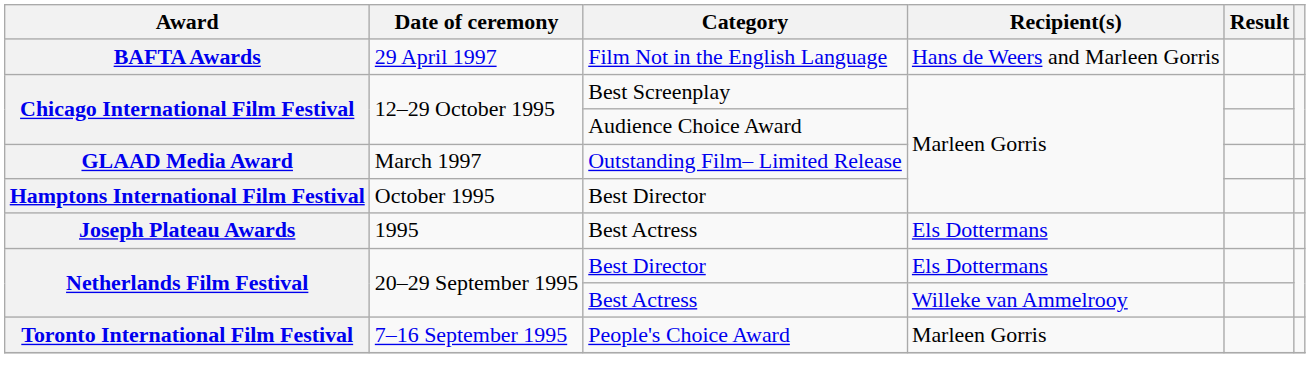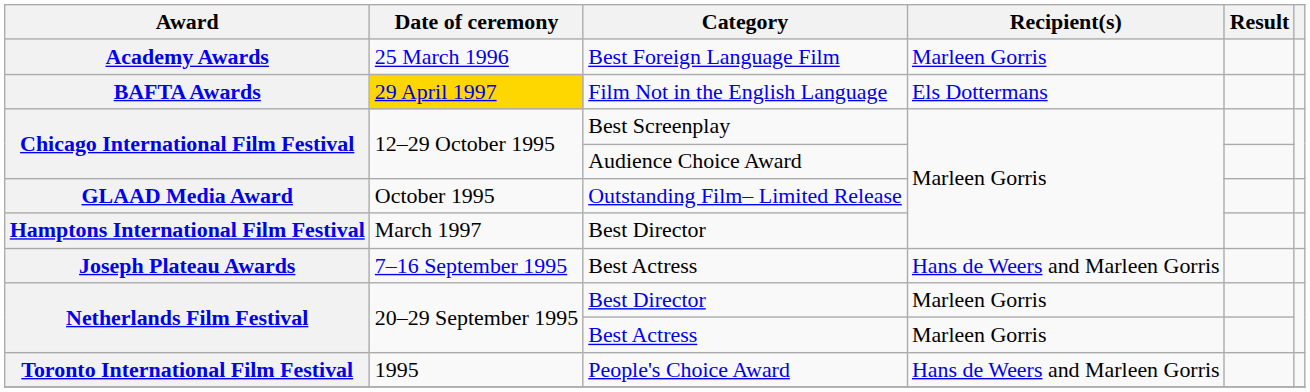+ row: (187, 56)
(436, 56) no background -> (436, 91) gold background
(1066, 56) Hans de Weers and Marleen Gorris -> (980, 91) Els Dottermans
(428, 160) March 1997 -> (435, 195) October 1995
(435, 195) October 1995 -> (428, 230) March 1997
(397, 230) 1995 -> (471, 265) 7–16 September 1995
(980, 230) Els Dottermans -> (1066, 265) Hans de Weers and Marleen Gorris
(980, 265) Els Dottermans -> (979, 299) Marleen Gorris
(1020, 299) Willeke van Ammelrooy -> (979, 334) Marleen Gorris
(471, 334) 7–16 September 1995 -> (397, 369) 1995
(979, 334) Marleen Gorris -> (1066, 369) Hans de Weers and Marleen Gorris
